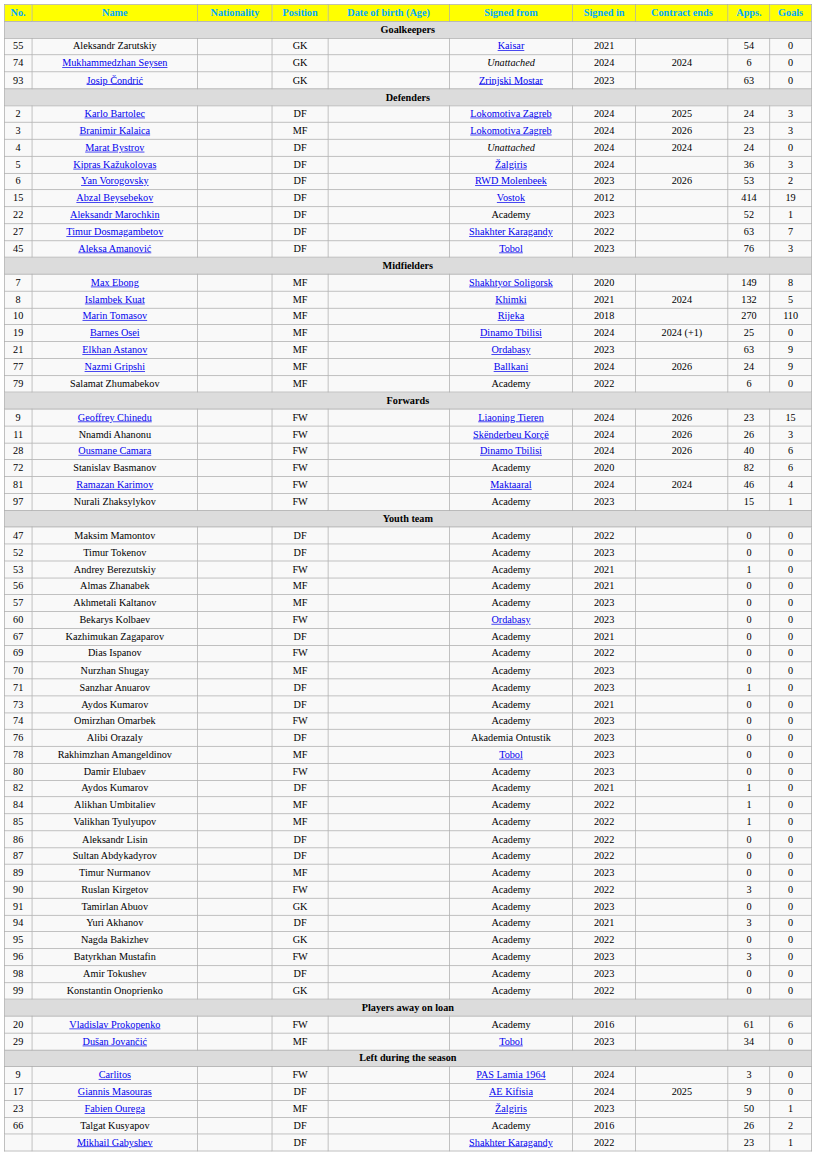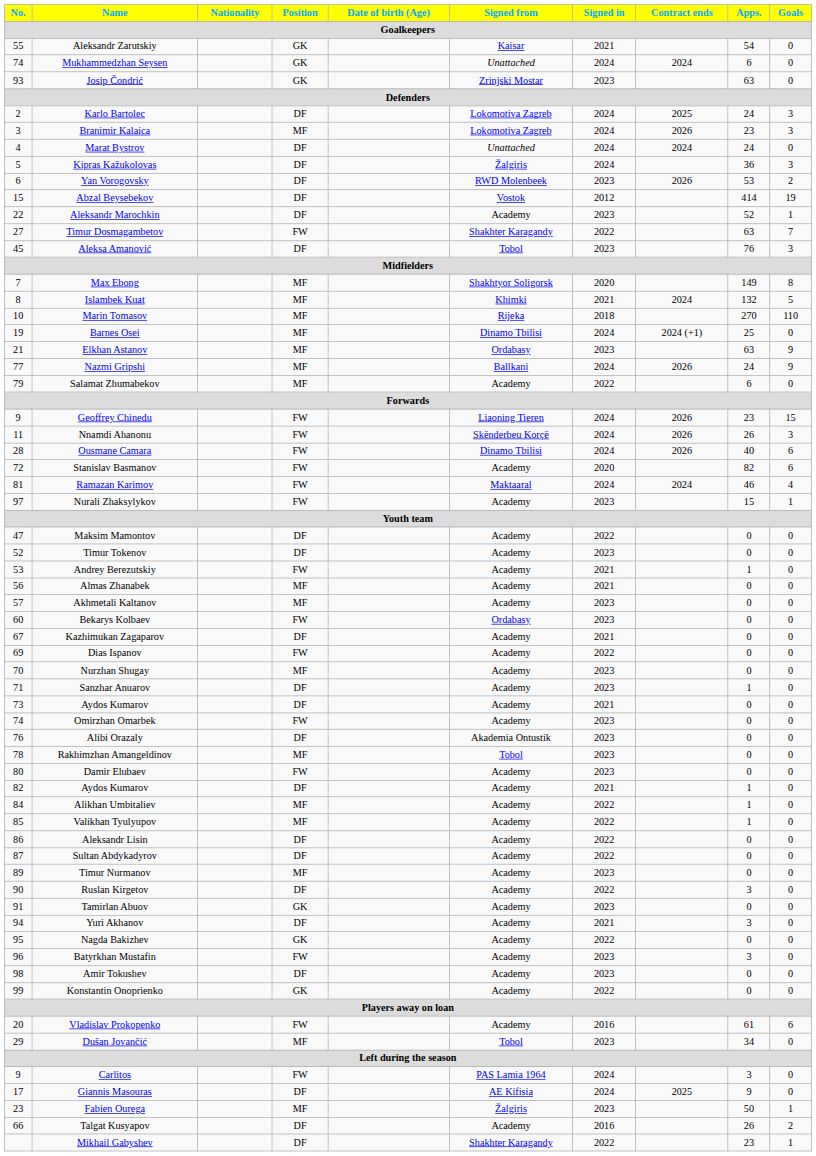(300, 232) DF -> (300, 232) FW
(300, 890) FW -> (300, 890) DF
